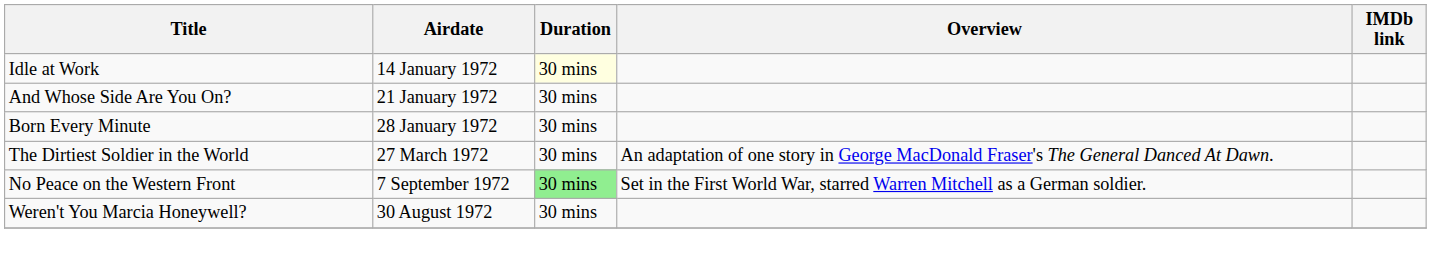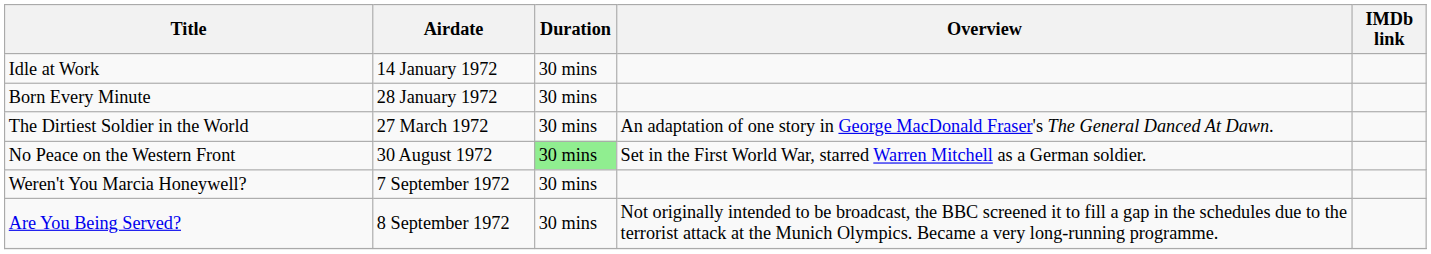(568, 68) lightyellow background -> (568, 68) no background
- row: (120, 97)
(443, 184) 7 September 1972 -> (435, 155) 30 August 1972
(435, 213) 30 August 1972 -> (443, 184) 7 September 1972
+ row: (95, 223)
